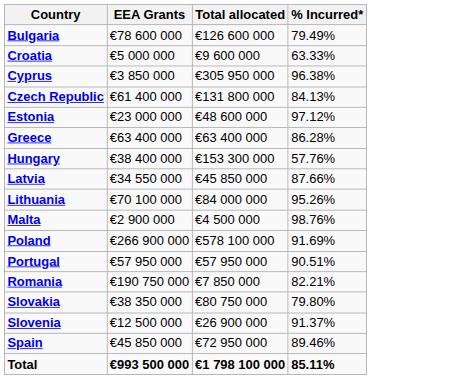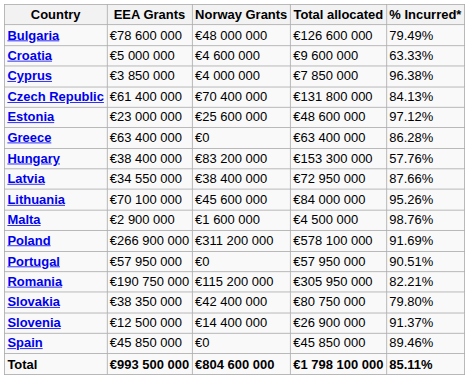+ column: (241, 14)
(235, 76) €305 950 000 -> (326, 76) €7 850 000
(231, 179) €45 850 000 -> (329, 179) €72 950 000
(228, 281) €7 850 000 -> (333, 281) €305 950 000
(231, 343) €72 950 000 -> (329, 343) €45 850 000
